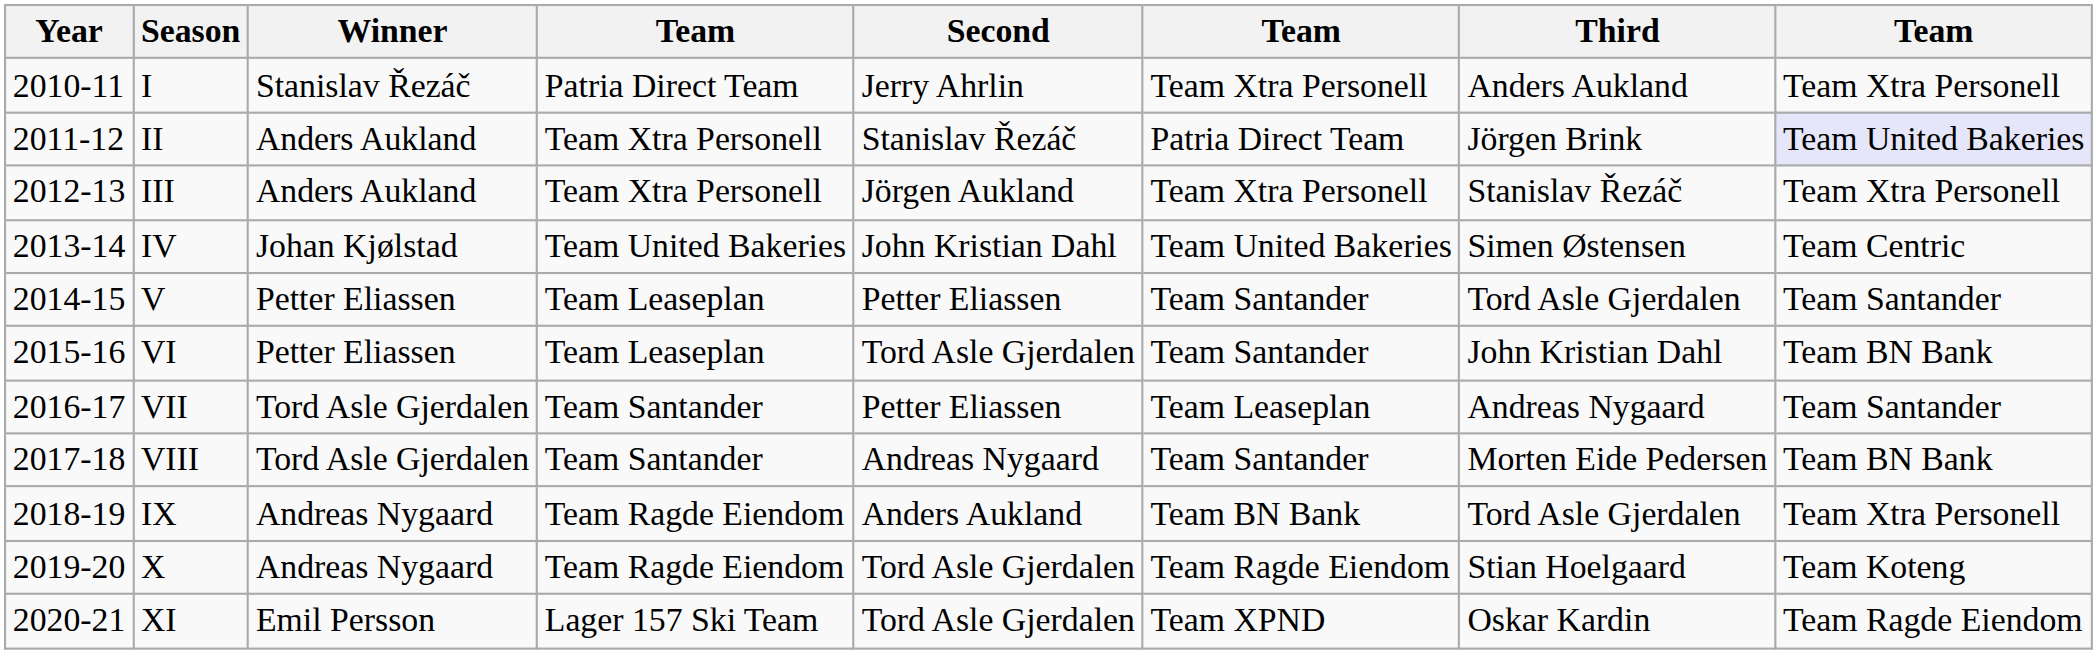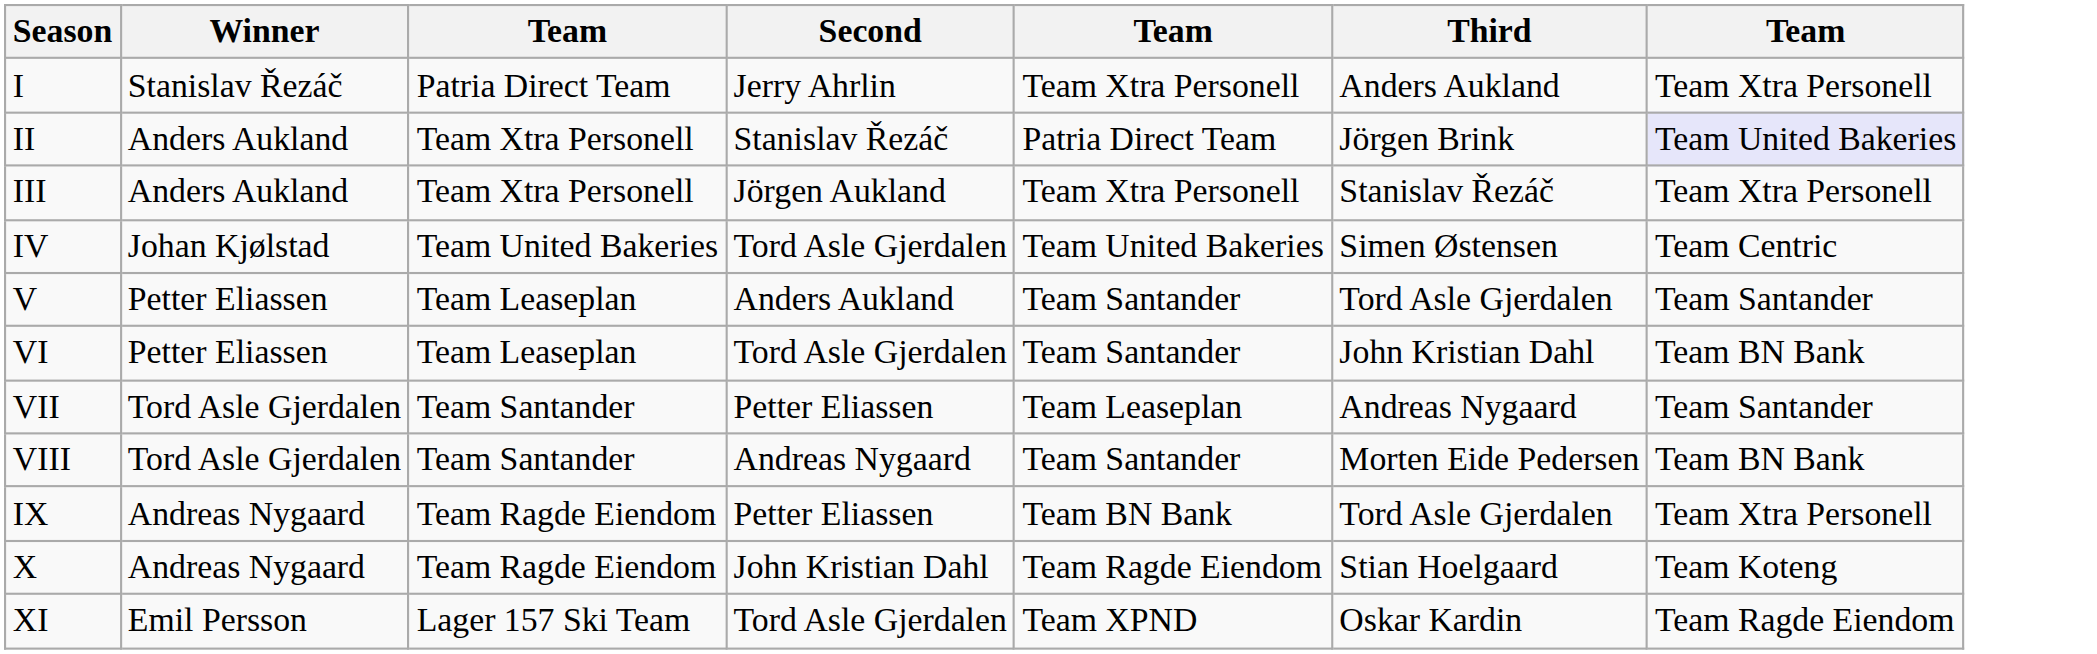- column: (69, 31)
(989, 245) John Kristian Dahl -> (870, 245) Tord Asle Gjerdalen
(962, 298) Petter Eliassen -> (844, 298) Anders Aukland
(972, 513) Anders Aukland -> (833, 513) Petter Eliassen
(998, 566) Tord Asle Gjerdalen -> (861, 566) John Kristian Dahl
